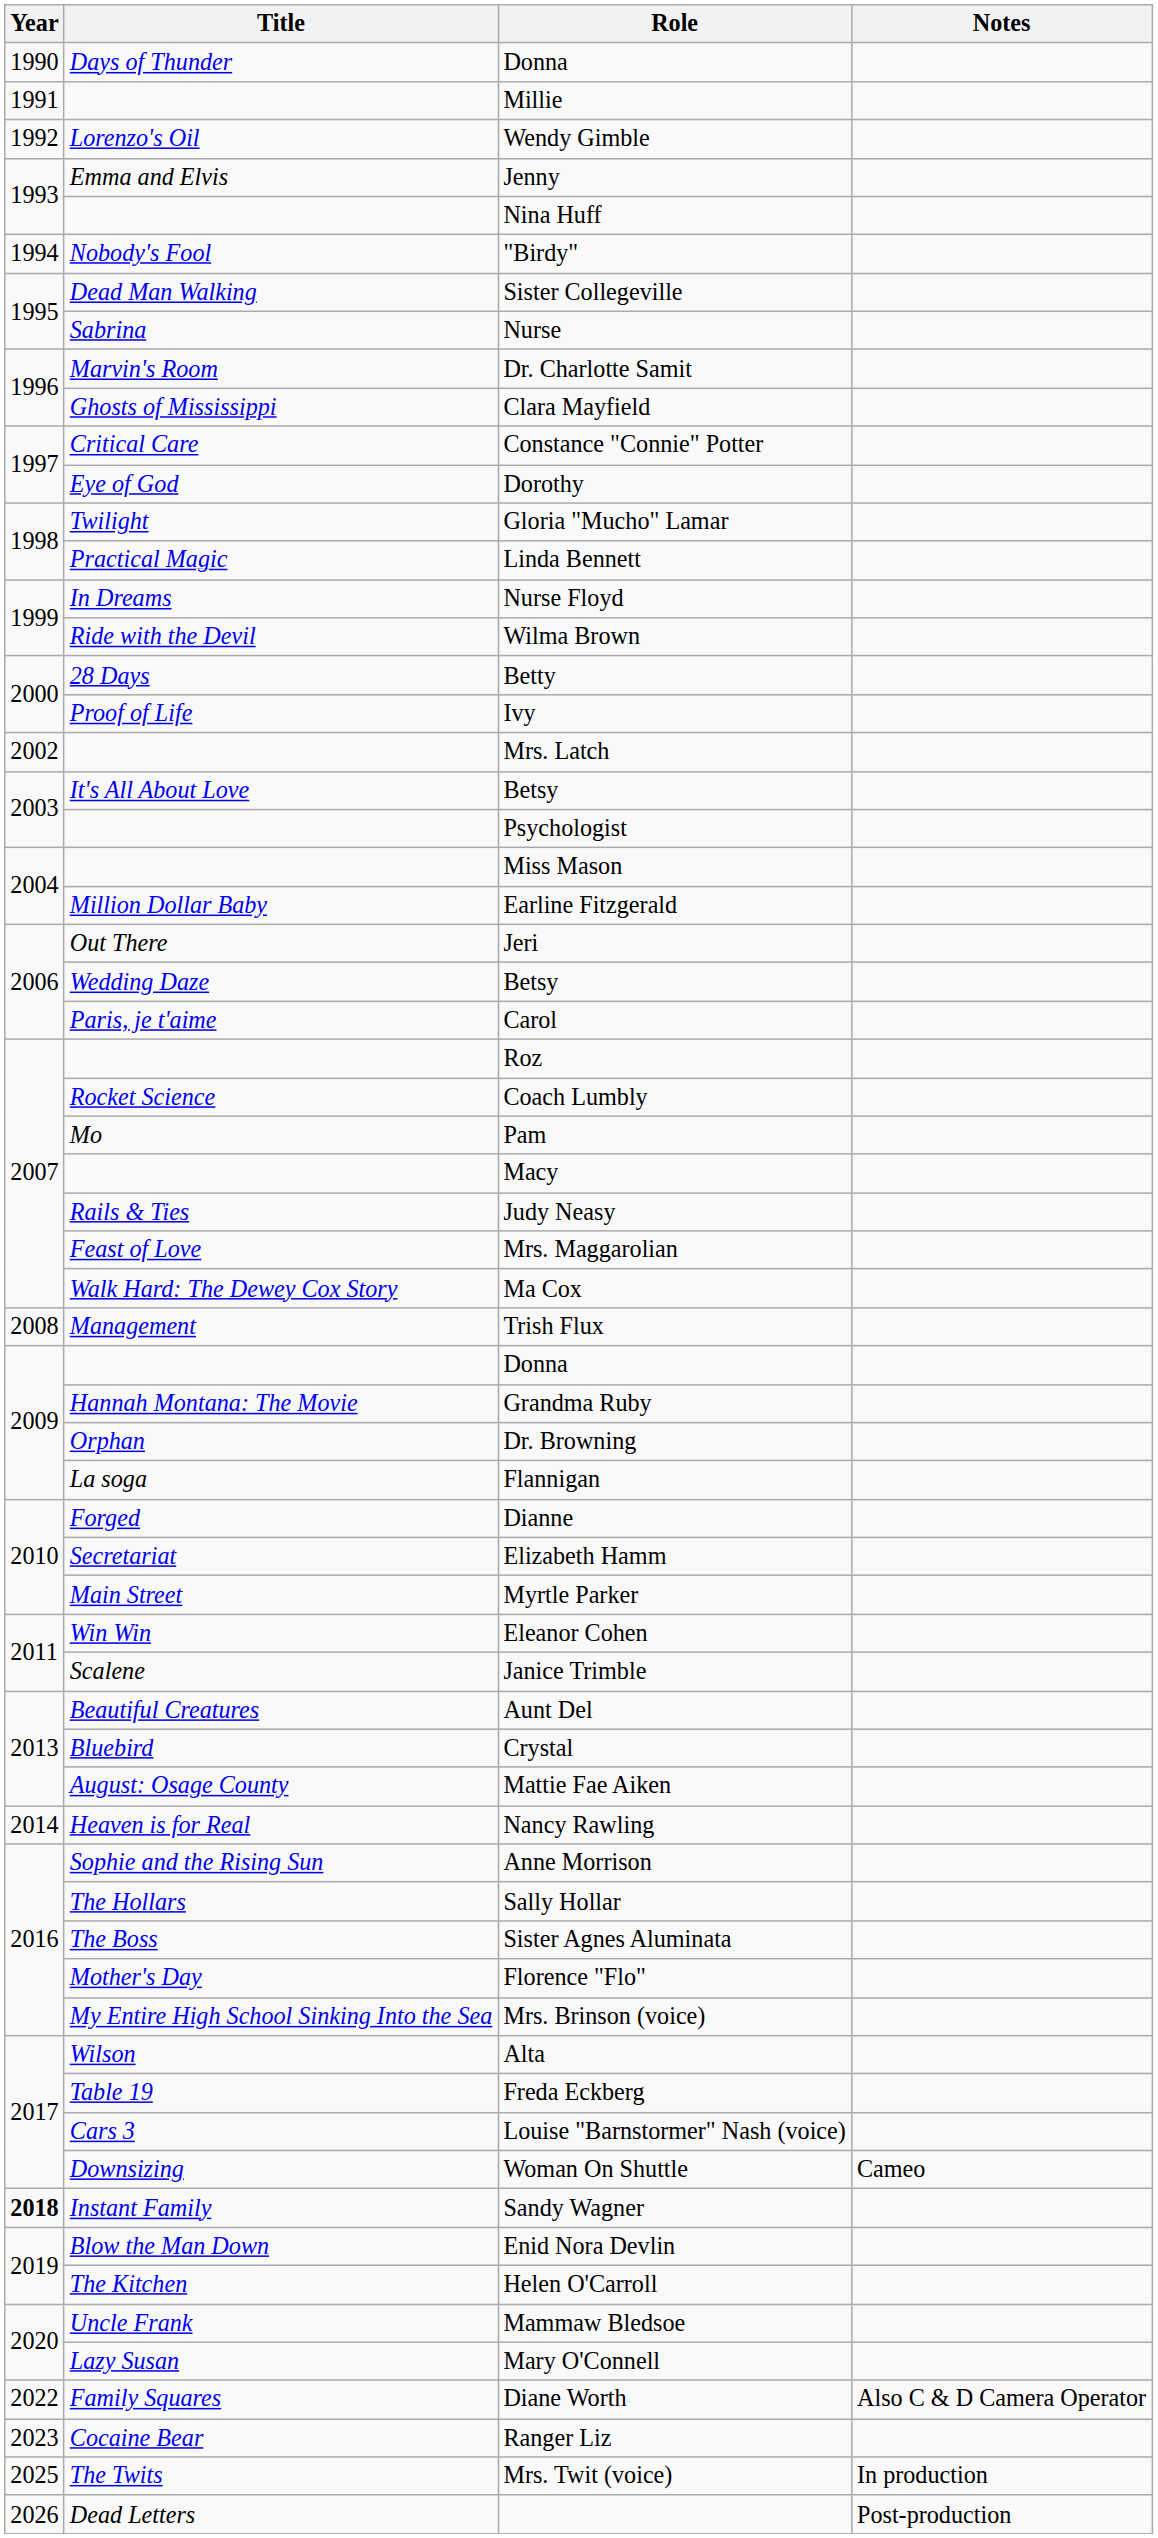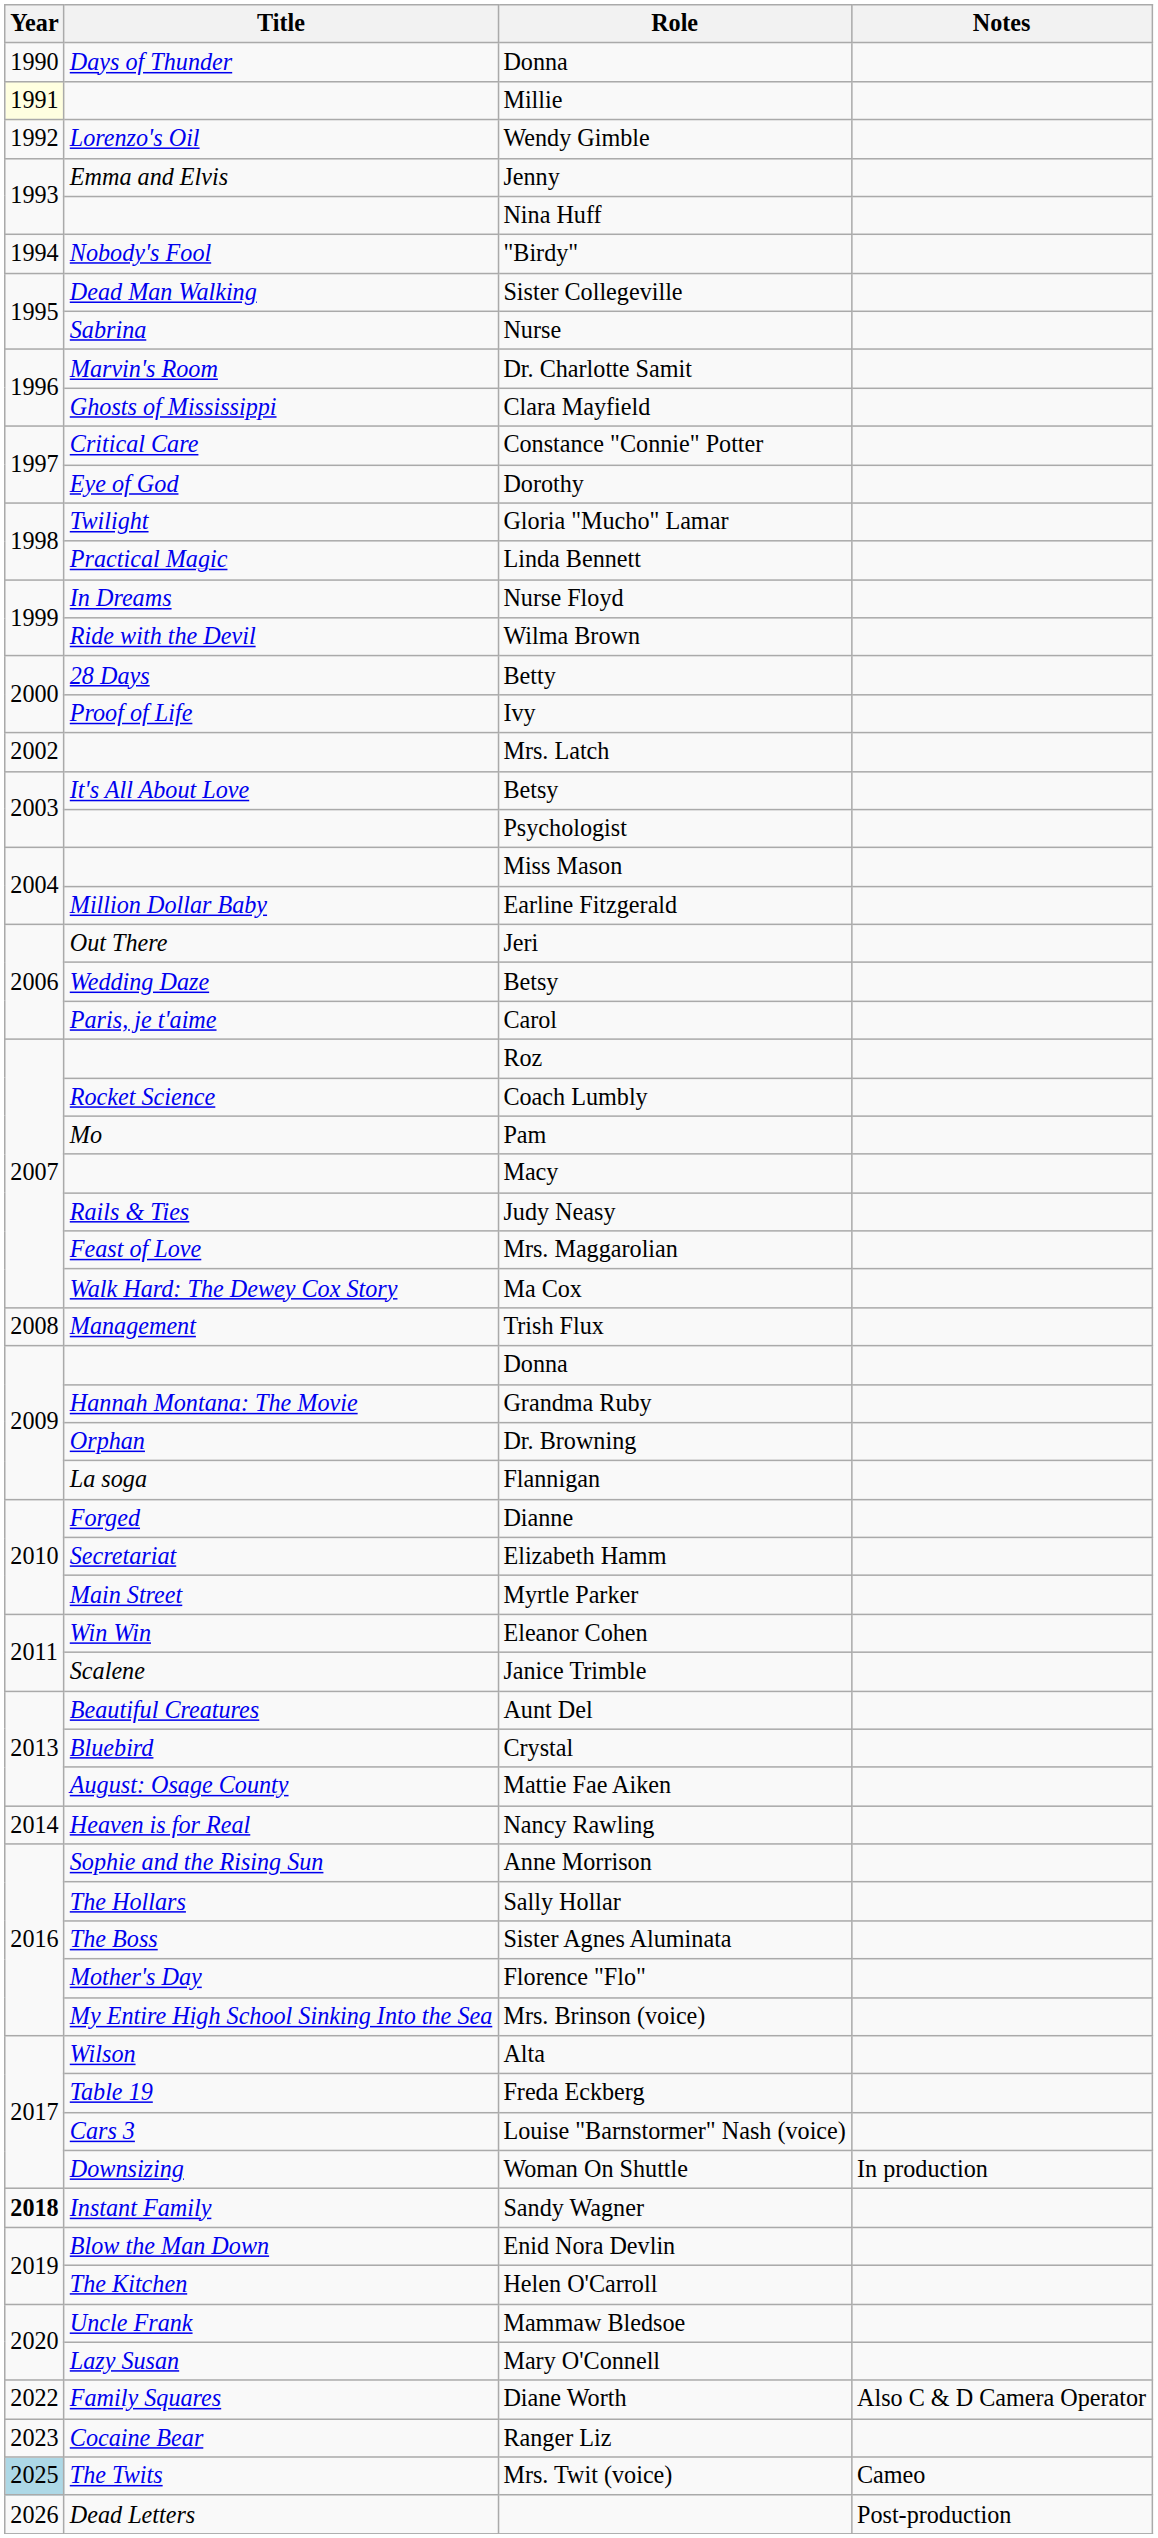(34, 100) no background -> (34, 100) lightyellow background
(891, 2169) Cameo -> (922, 2169) In production
(34, 2475) no background -> (34, 2475) lightblue background
(922, 2475) In production -> (891, 2475) Cameo
